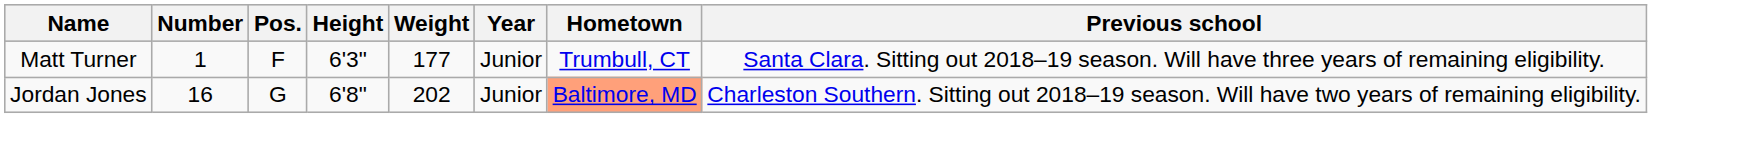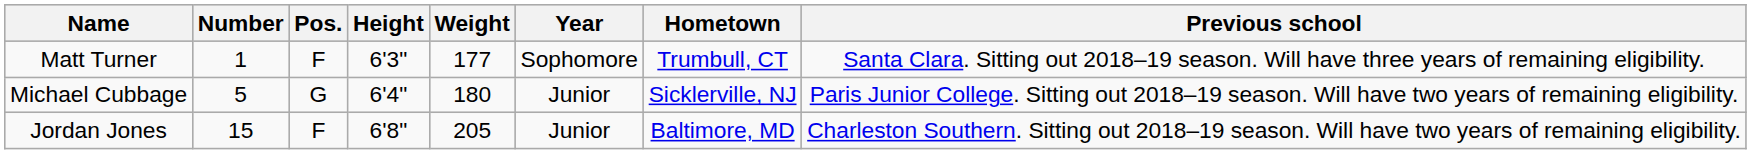(511, 59) Junior -> (579, 59) Sophomore
+ row: (99, 95)
(200, 95) 16 -> (241, 131) 15
(278, 95) G -> (318, 131) F
(432, 95) 202 -> (472, 131) 205
(625, 95) lightsalmon background -> (723, 131) no background
